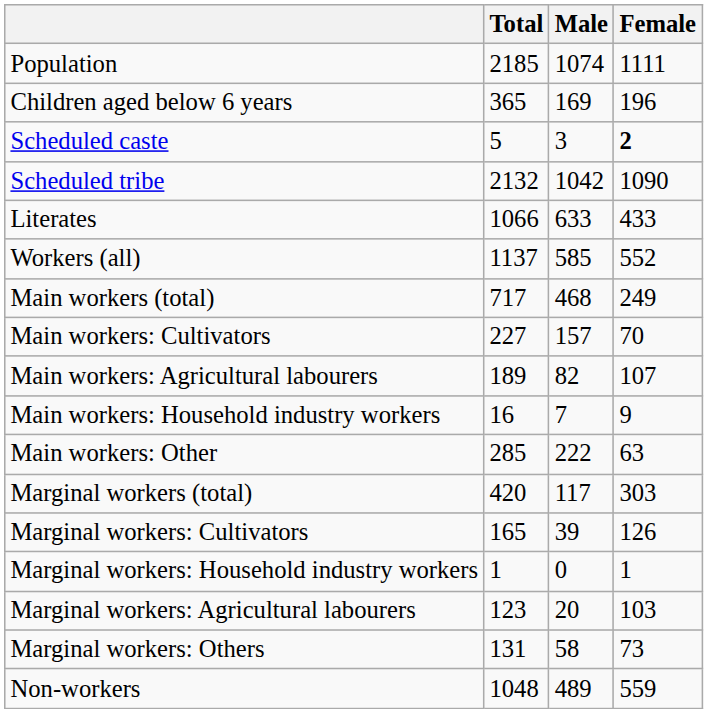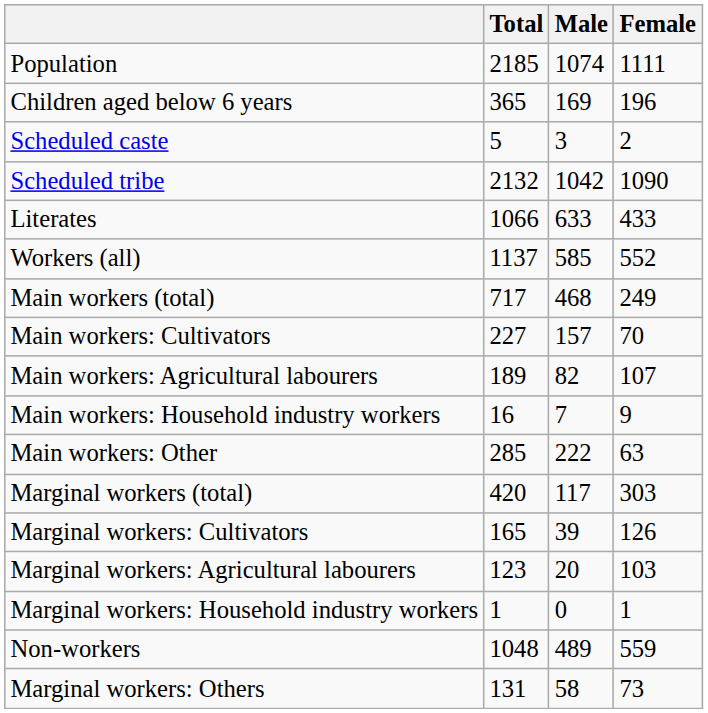(626, 141) bold -> (626, 141) normal
rows swapped: (213, 610) <-> (244, 571)
rows swapped: (137, 649) <-> (75, 688)
